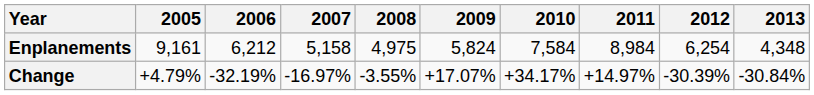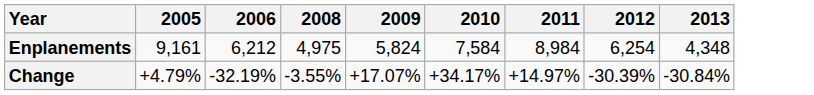- column: (331, 19)
